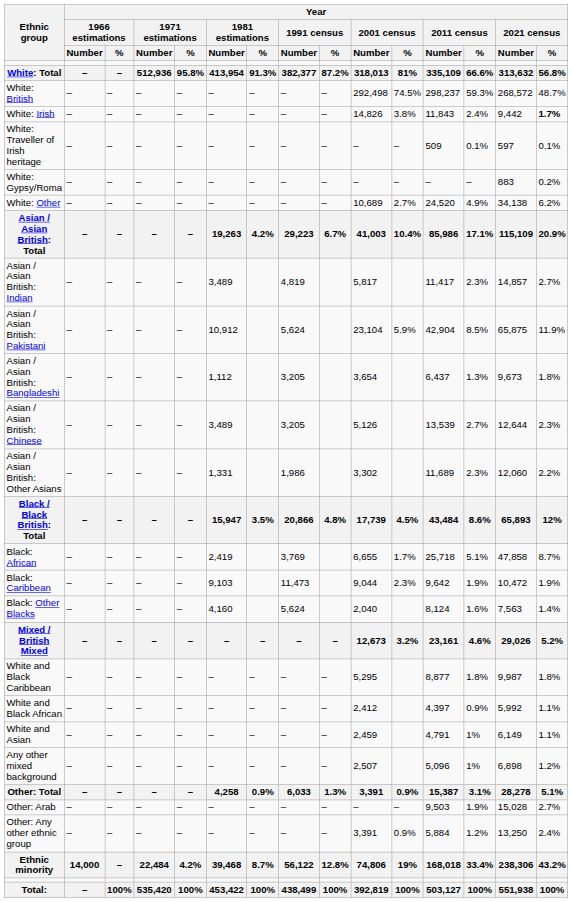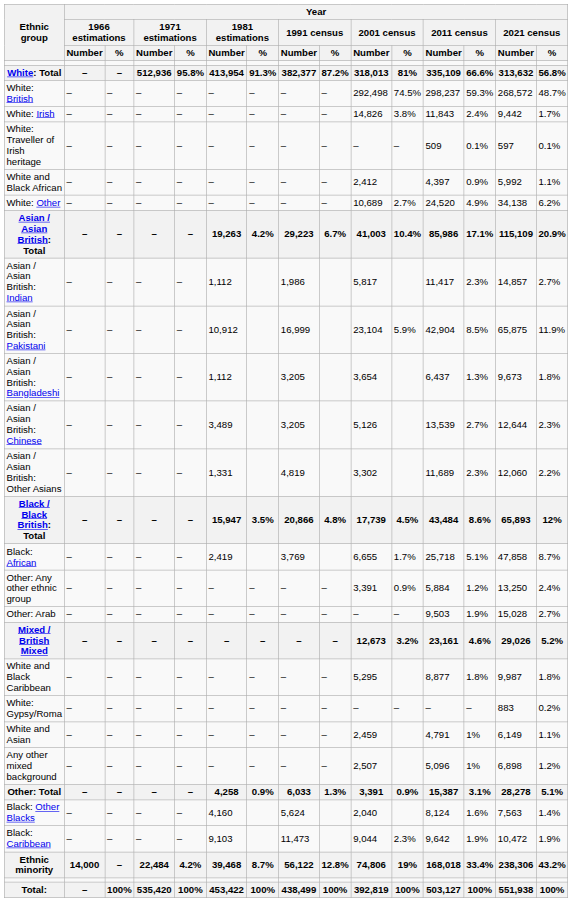(549, 114) bold -> (549, 114) normal
rows swapped: (34, 182) <-> (34, 708)
(220, 282) 3,489 -> (220, 282) 1,112
(293, 282) 4,819 -> (293, 282) 1,986
(293, 329) 5,624 -> (295, 329) 16,999
(293, 472) 1,986 -> (293, 472) 4,819
rows swapped: (29, 583) <-> (32, 833)
rows swapped: (33, 609) <-> (31, 807)
